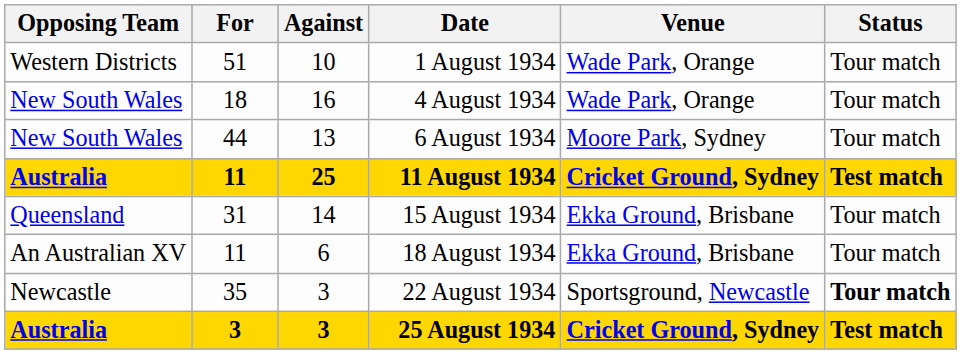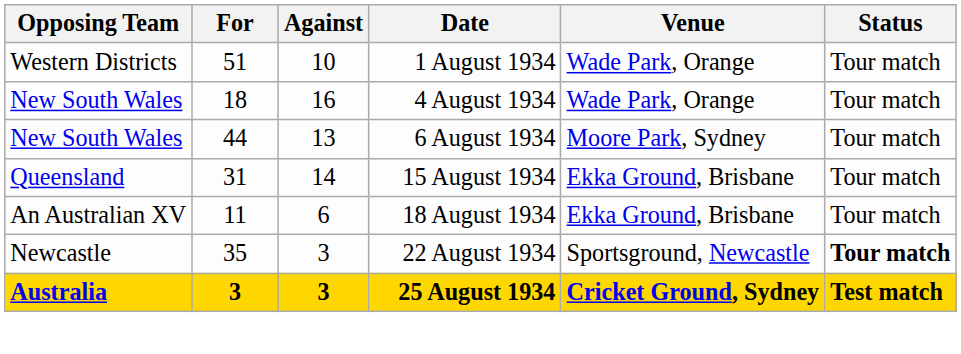- row: (478, 176)
